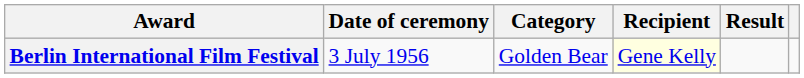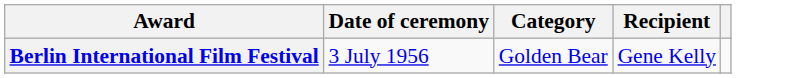- column: (755, 21)
(667, 55) lightyellow background -> (667, 55) no background
